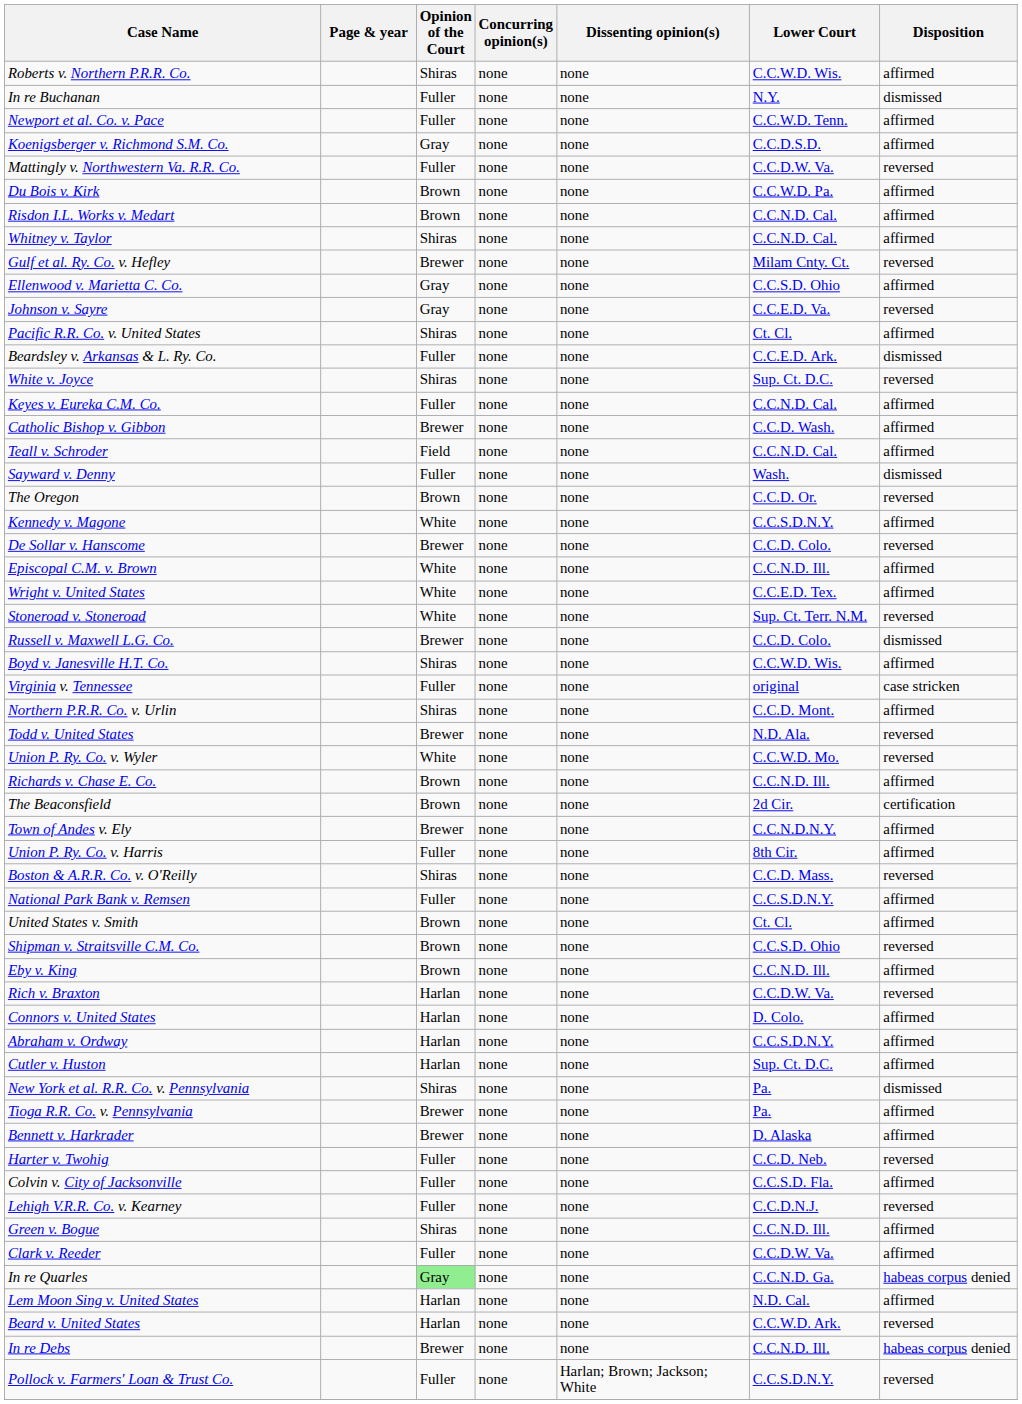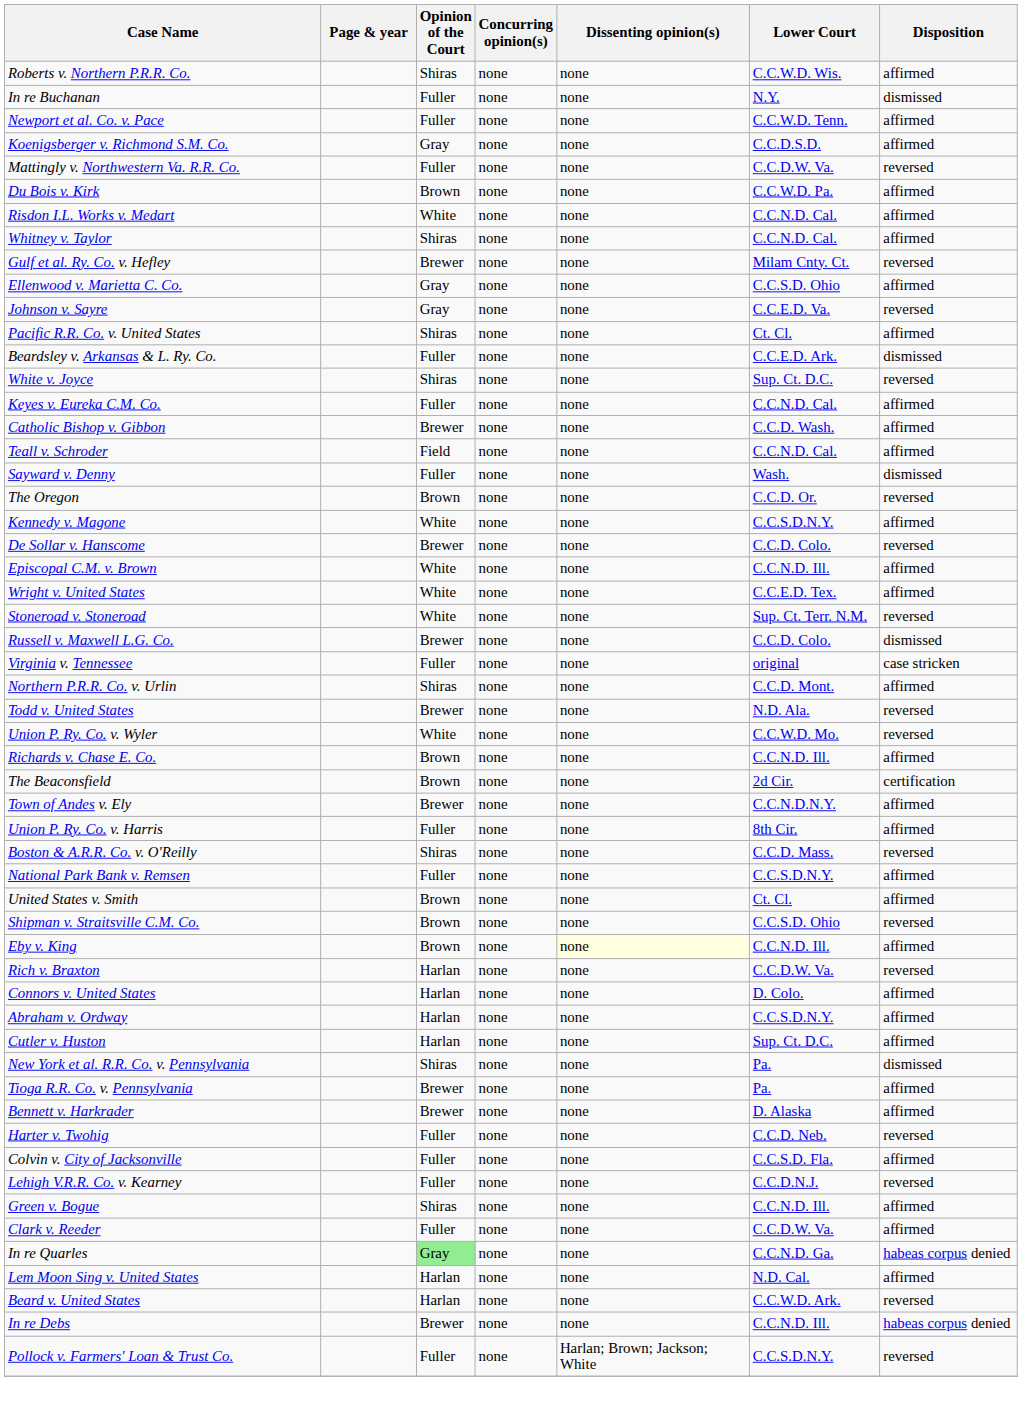(440, 214) Brown -> (438, 214) White
- row: (88, 663)
(574, 970) no background -> (574, 946) lightyellow background
